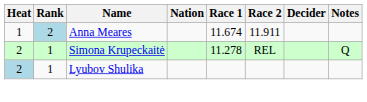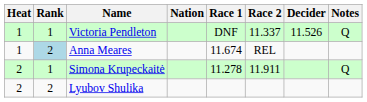+ row: (113, 32)
(265, 32) 11.911 -> (265, 50) REL
(265, 50) REL -> (265, 69) 11.911
(19, 69) lightblue background -> (19, 87) no background
(50, 69) 1 -> (50, 87) 2
